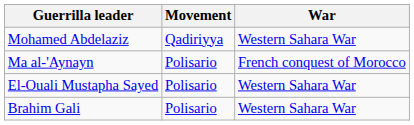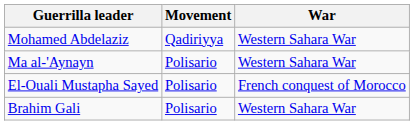(322, 62) French conquest of Morocco -> (297, 62) Western Sahara War
(297, 85) Western Sahara War -> (322, 85) French conquest of Morocco
